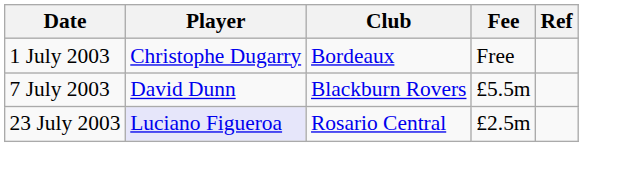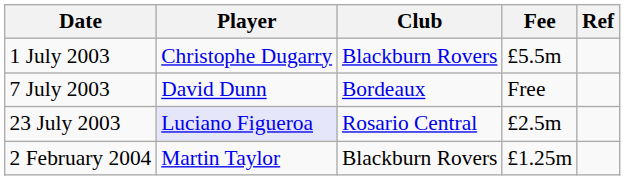(353, 55) Bordeaux -> (420, 55) Blackburn Rovers
(495, 55) Free -> (534, 55) £5.5m
(389, 89) Blackburn Rovers -> (384, 89) Bordeaux
(503, 89) £5.5m -> (526, 89) Free
+ row: (80, 157)
